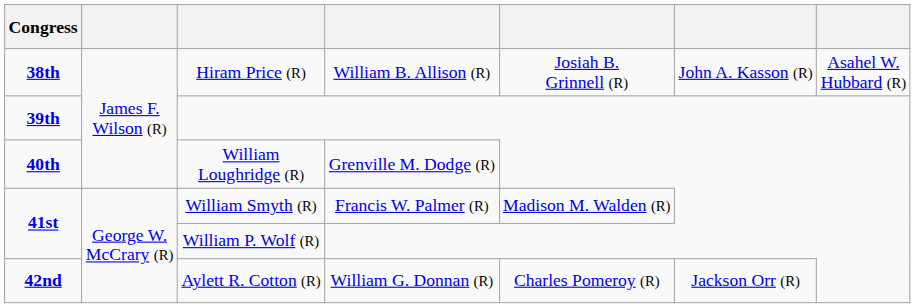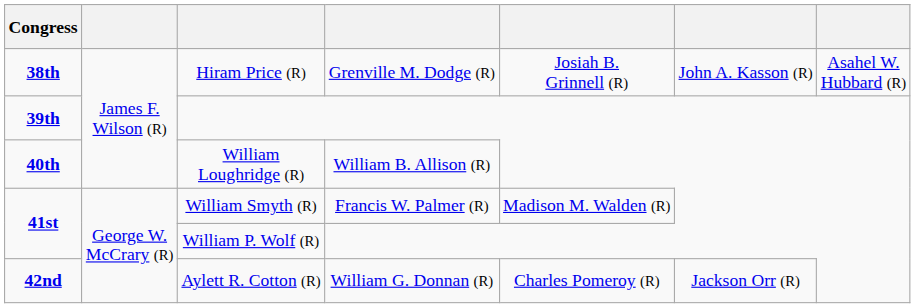(412, 72) William B. Allison (R) -> (412, 72) Grenville M. Dodge (R)
(412, 164) Grenville M. Dodge (R) -> (412, 164) William B. Allison (R)
